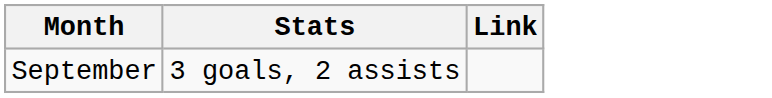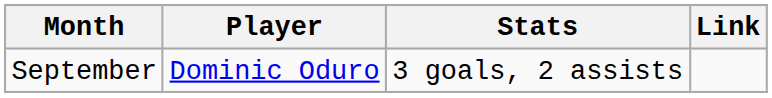+ column: (275, 27)
